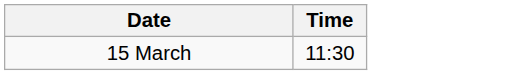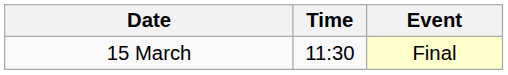+ column: (434, 20)
